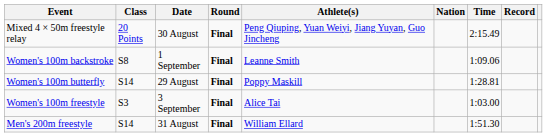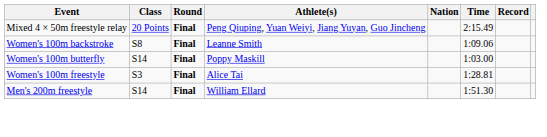- column: (182, 12)
(485, 81) 1:28.81 -> (478, 59) 1:03.00
(485, 103) 1:03.00 -> (478, 75) 1:28.81
